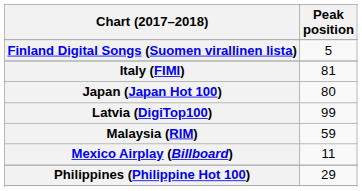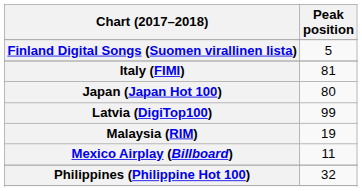(328, 133) 59 -> (328, 133) 19
(328, 175) 29 -> (328, 175) 32
